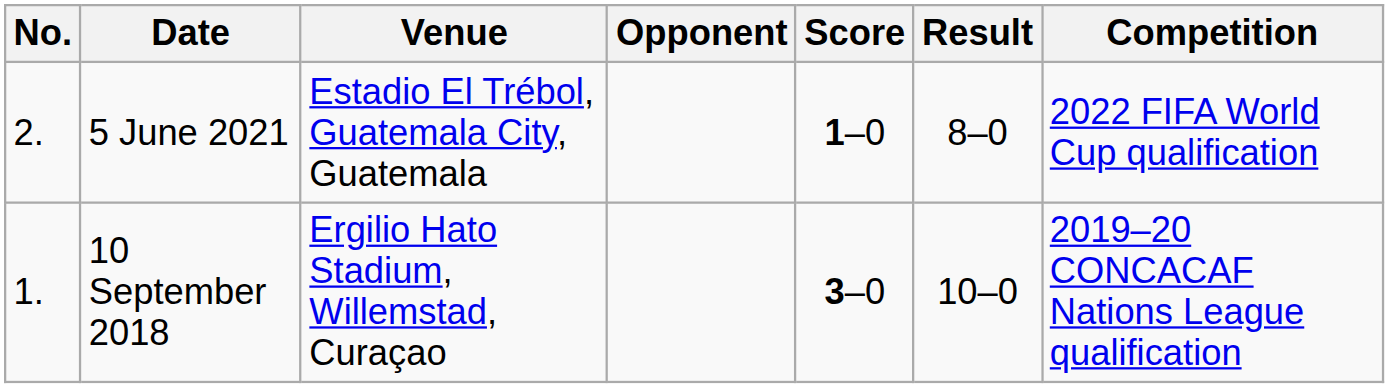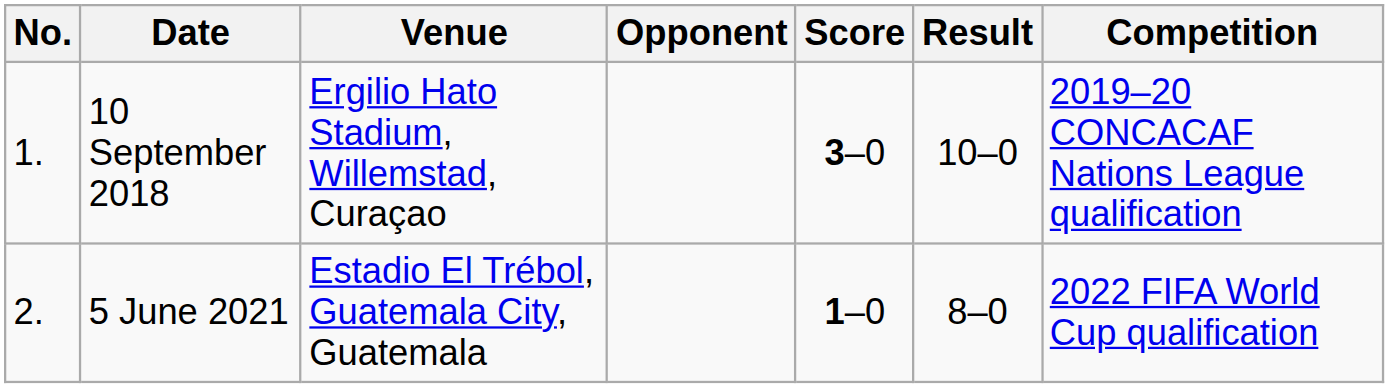rows swapped: (178, 291) <-> (189, 131)
